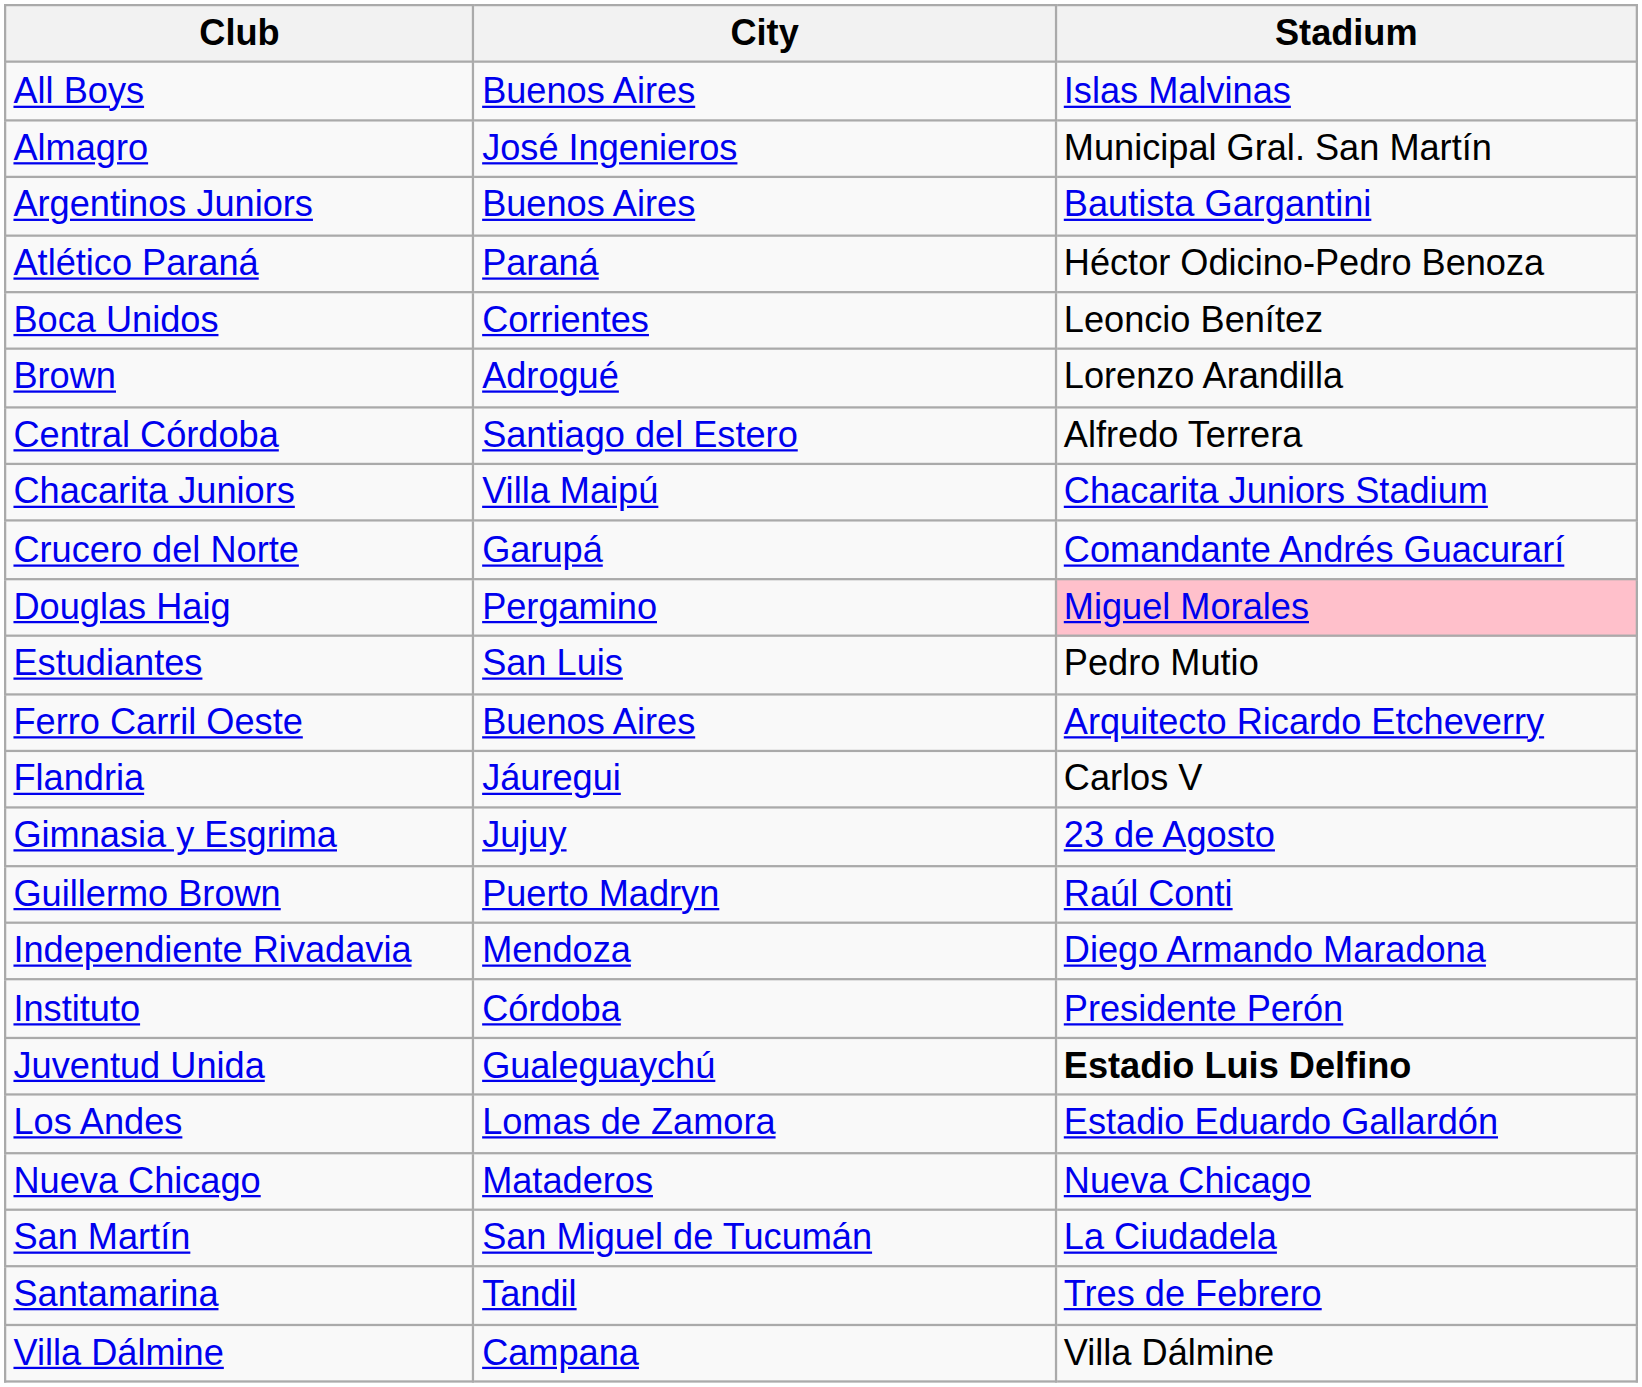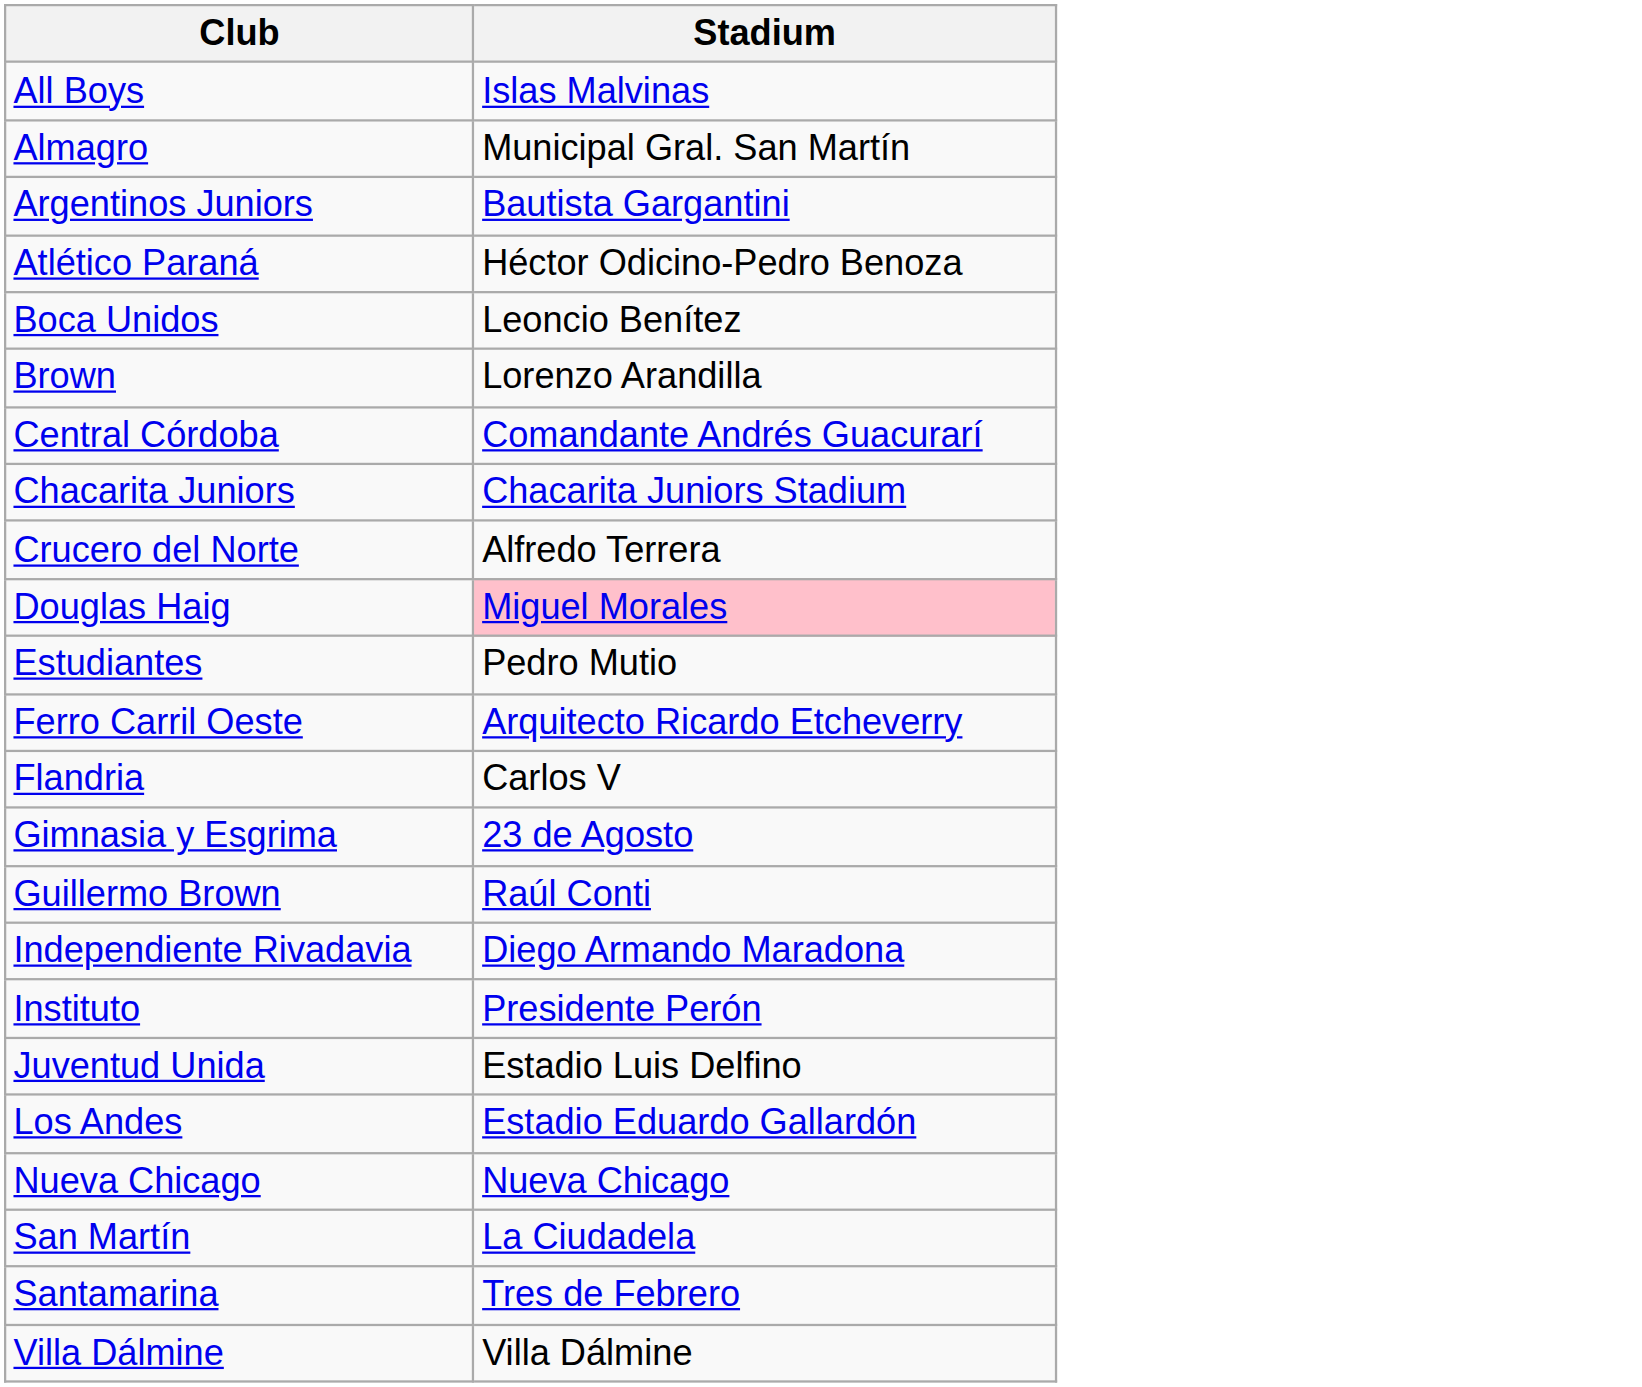- column: (765, 33)
(1183, 434) Alfredo Terrera -> (732, 434) Comandante Andrés Guacurarí
(1314, 549) Comandante Andrés Guacurarí -> (601, 549) Alfredo Terrera
(1238, 1065) bold -> (642, 1065) normal
